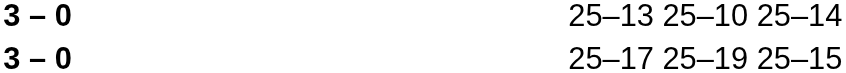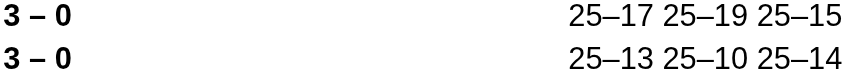rows swapped: (705, 15) <-> (705, 58)
